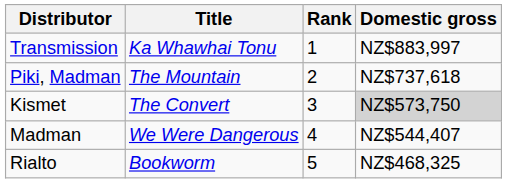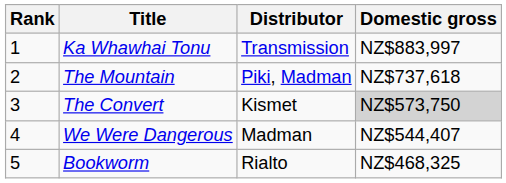columns swapped: (329, 18) <-> (65, 18)
